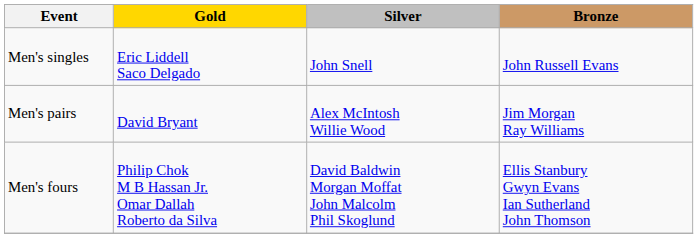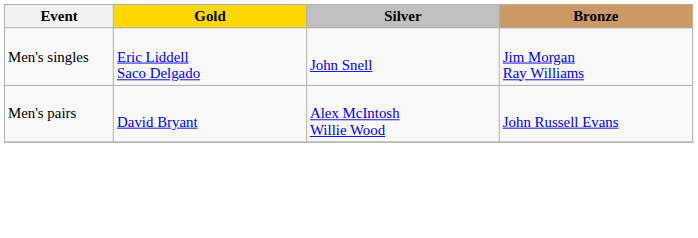(561, 65) John Russell Evans -> (543, 65) Jim Morgan Ray Williams
(543, 122) Jim Morgan Ray Williams -> (561, 122) John Russell Evans
- row: (43, 187)
